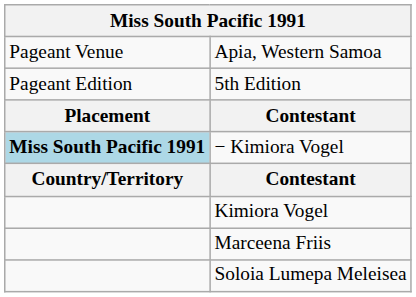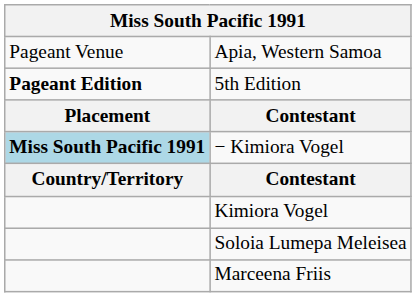(71, 83) normal -> (76, 83) bold
rows swapped: (273, 243) <-> (311, 275)
